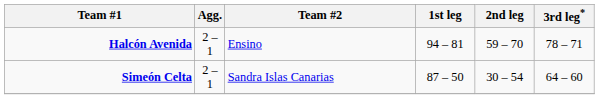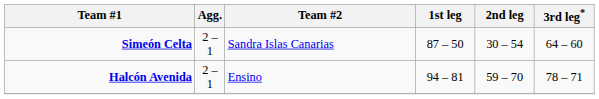rows swapped: (151, 44) <-> (157, 77)
